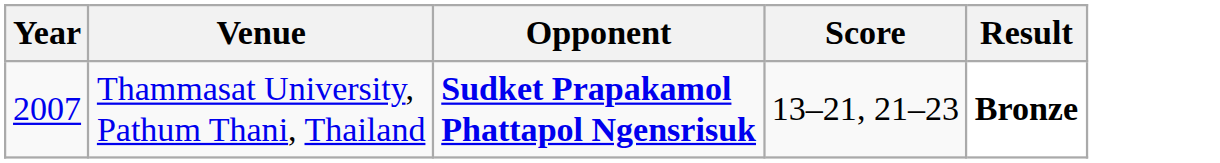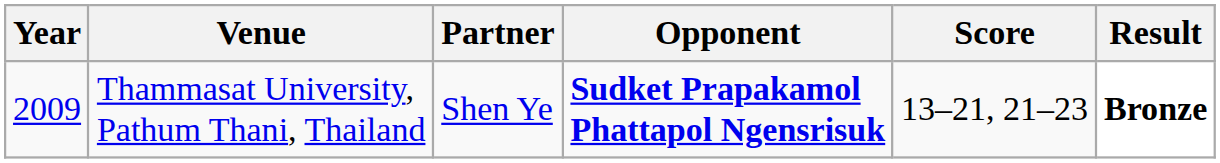+ column: (498, 32)
(47, 109) 2007 -> (47, 109) 2009
